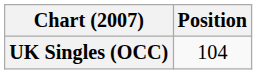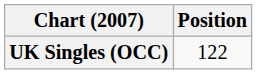(212, 52) 104 -> (212, 52) 122
